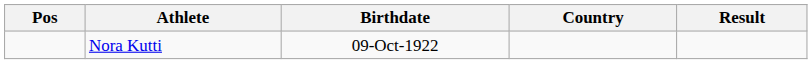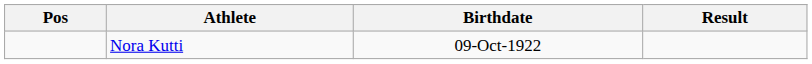- column: (593, 17)
